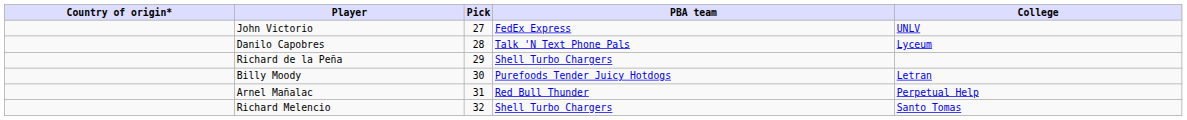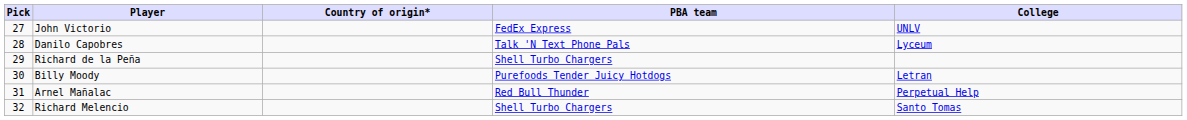columns swapped: (479, 12) <-> (119, 12)
